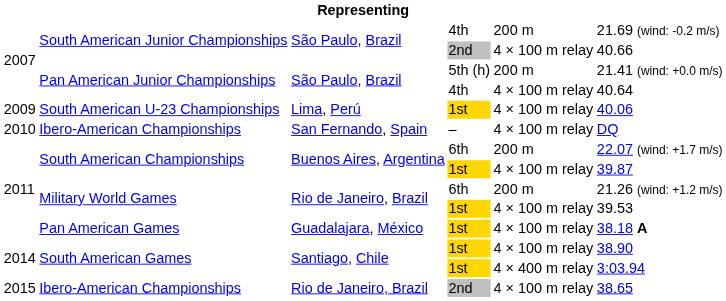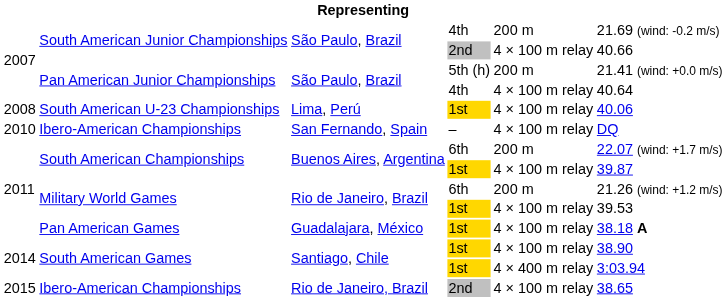(20, 109) 2009 -> (20, 109) 2008
